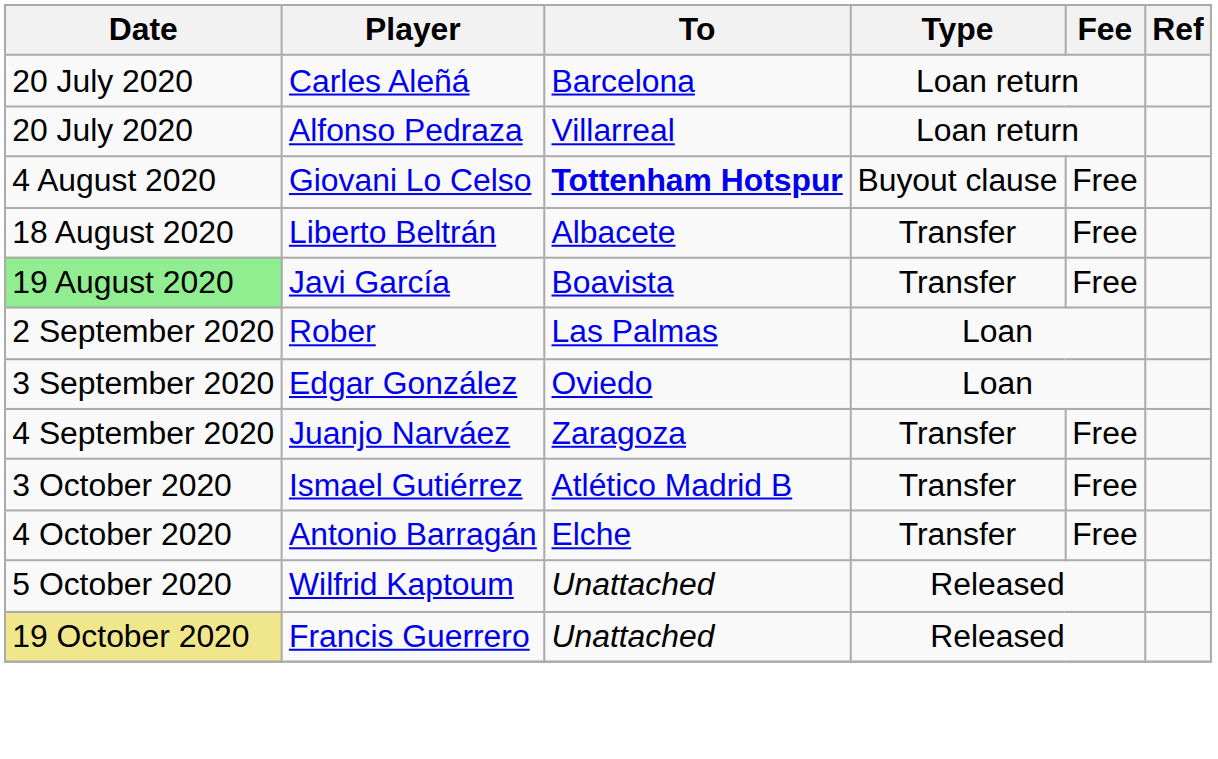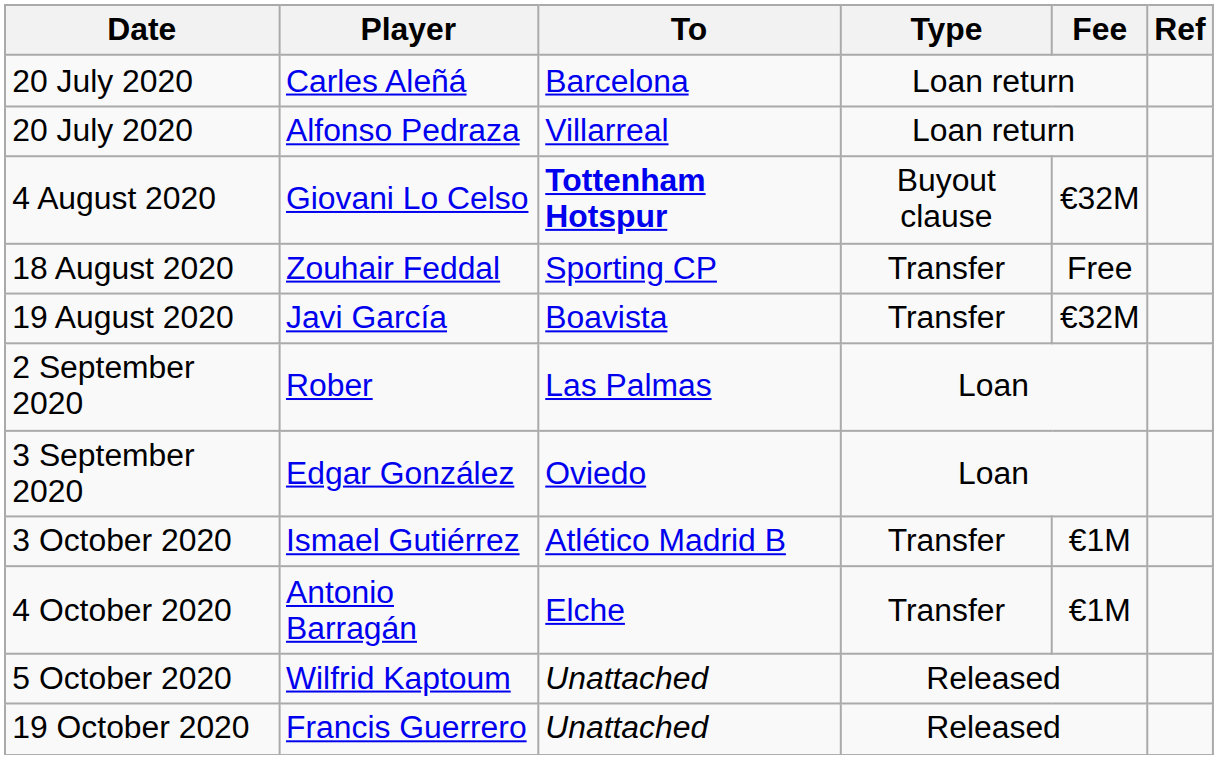(1105, 181) Free -> (1100, 199) €32M
- row: (393, 231)
+ row: (393, 267)
(123, 282) lightgreen background -> (123, 318) no background
(1105, 282) Free -> (1100, 318) €32M
- row: (400, 433)
(1105, 484) Free -> (1100, 541) €1M
(1105, 534) Free -> (1100, 609) €1M
(131, 635) khaki background -> (131, 728) no background
